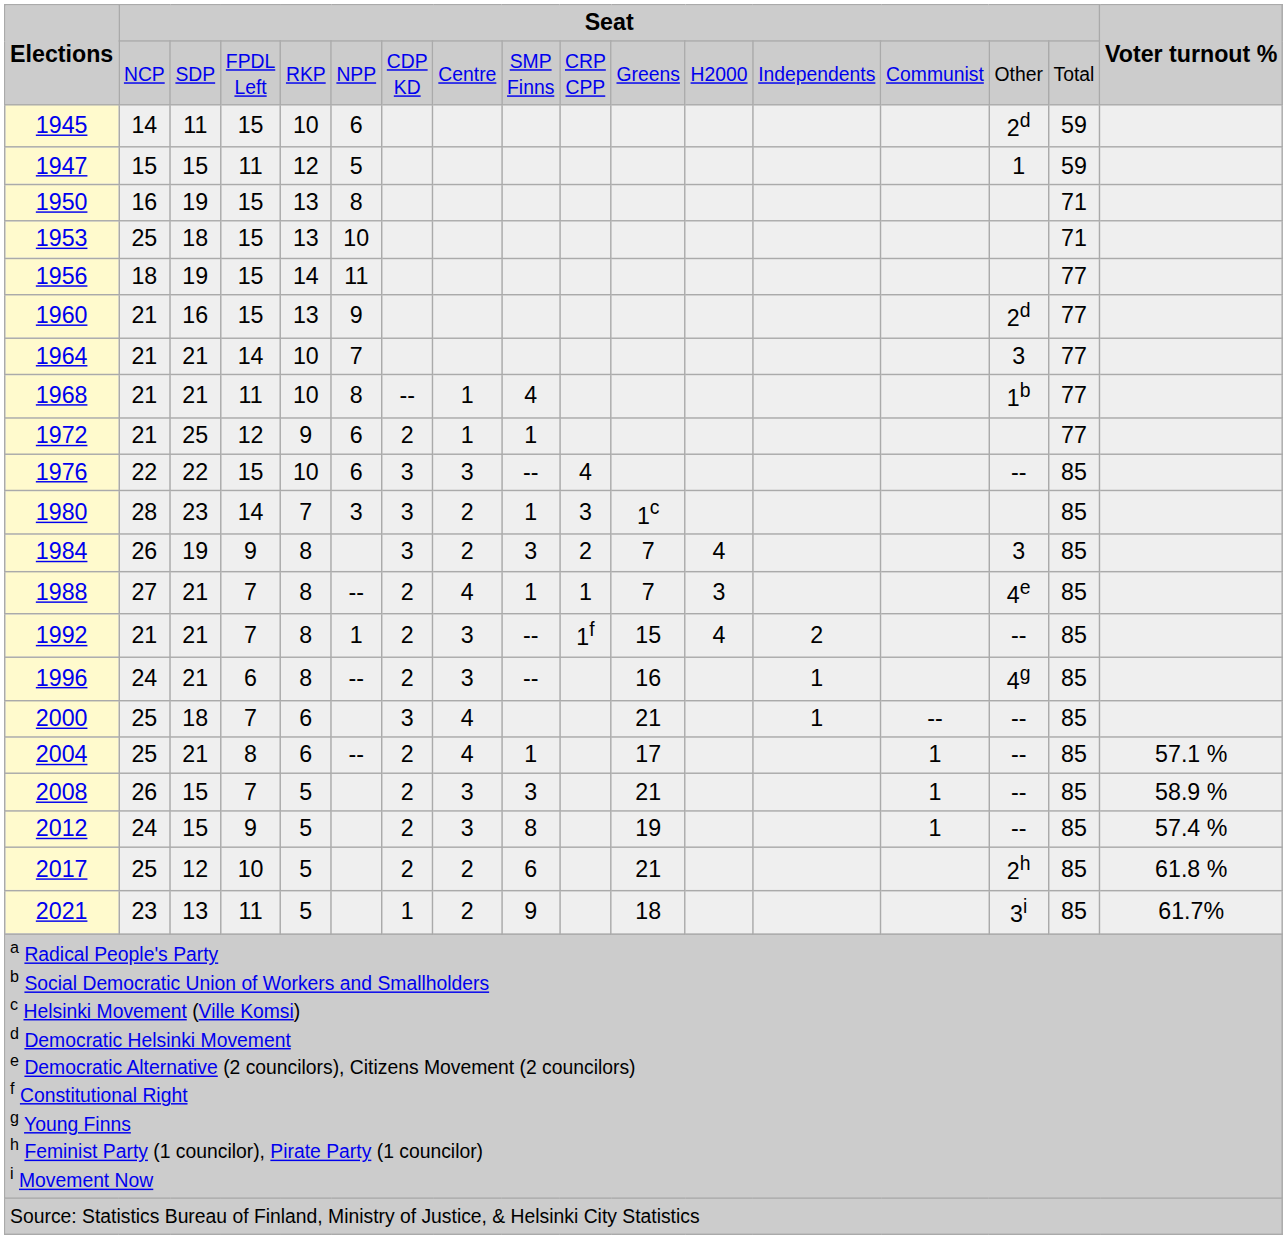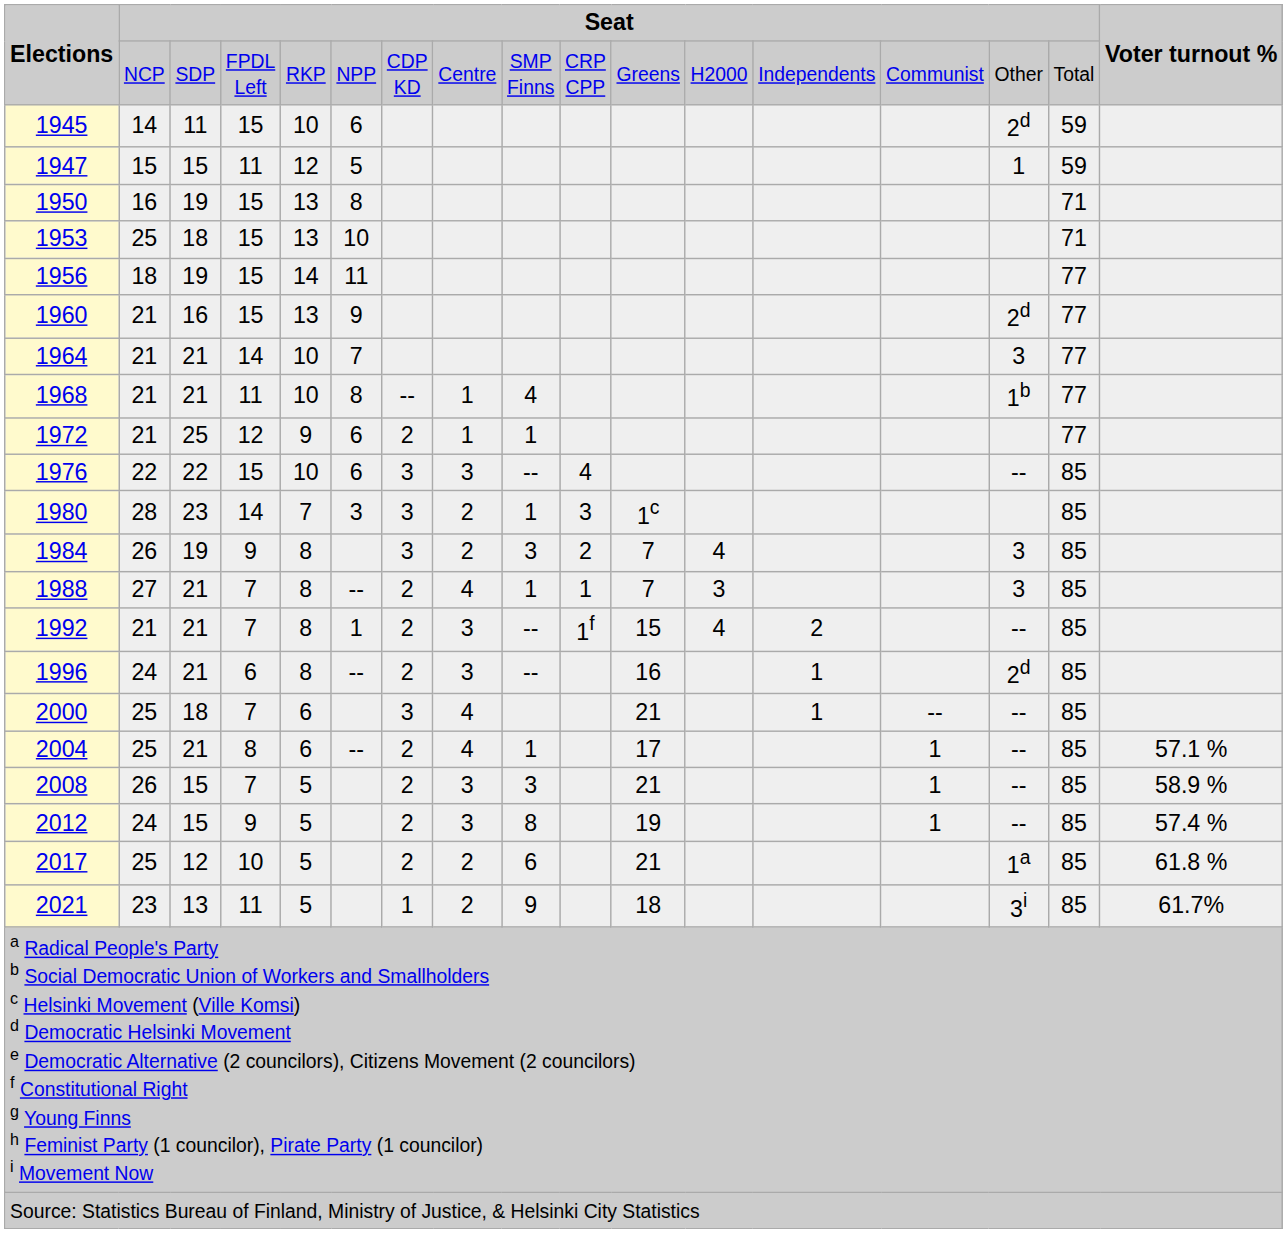(1019, 592) 4e -> (1019, 589) 3
(1019, 678) 4g -> (1019, 672) 2d
(1019, 868) 2h -> (1019, 862) 1a
